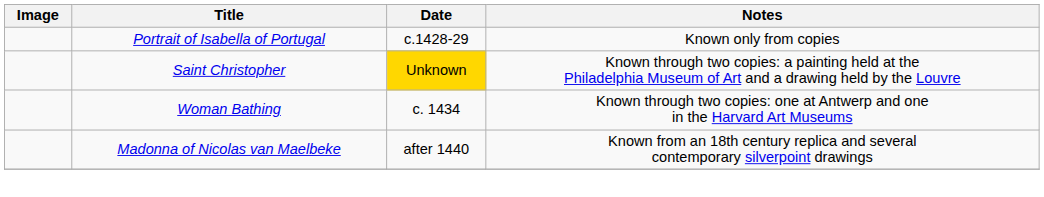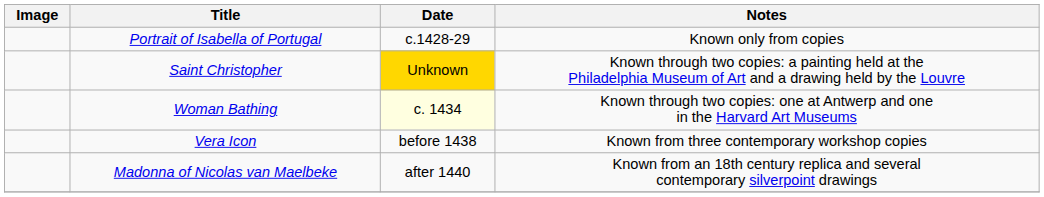(436, 109) no background -> (438, 109) lightyellow background
+ row: (225, 141)
